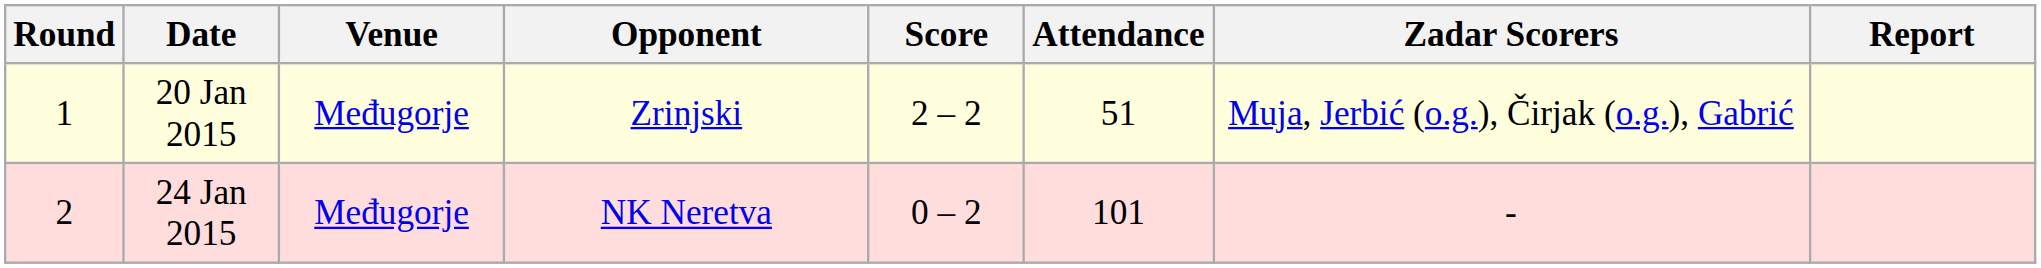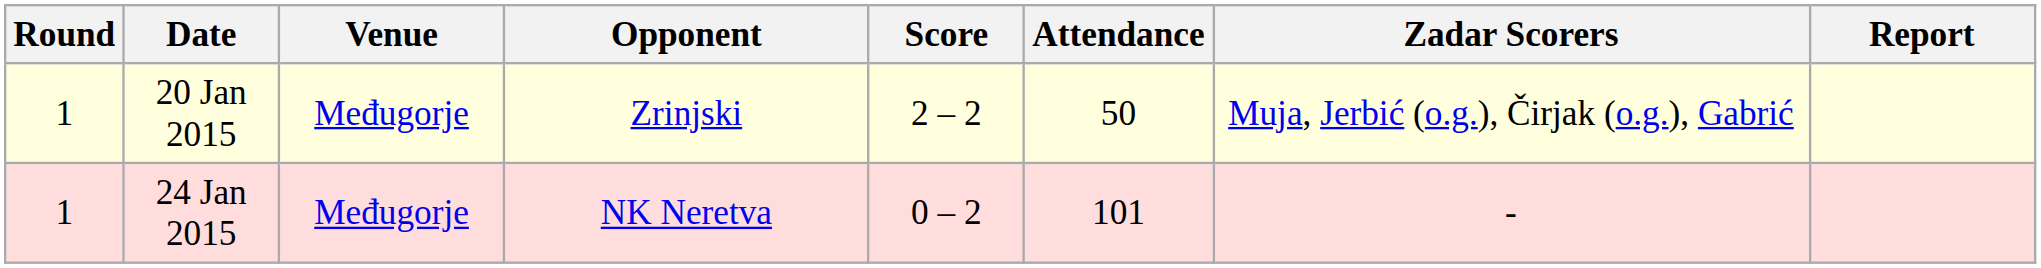(1118, 112) 51 -> (1118, 112) 50
(64, 212) 2 -> (64, 212) 1
